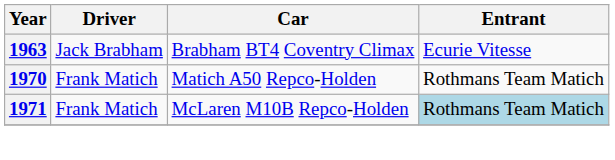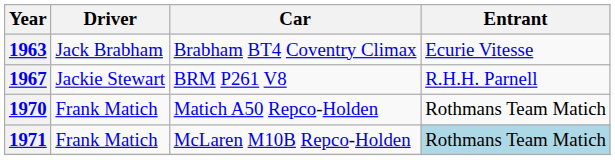+ row: (28, 79)
